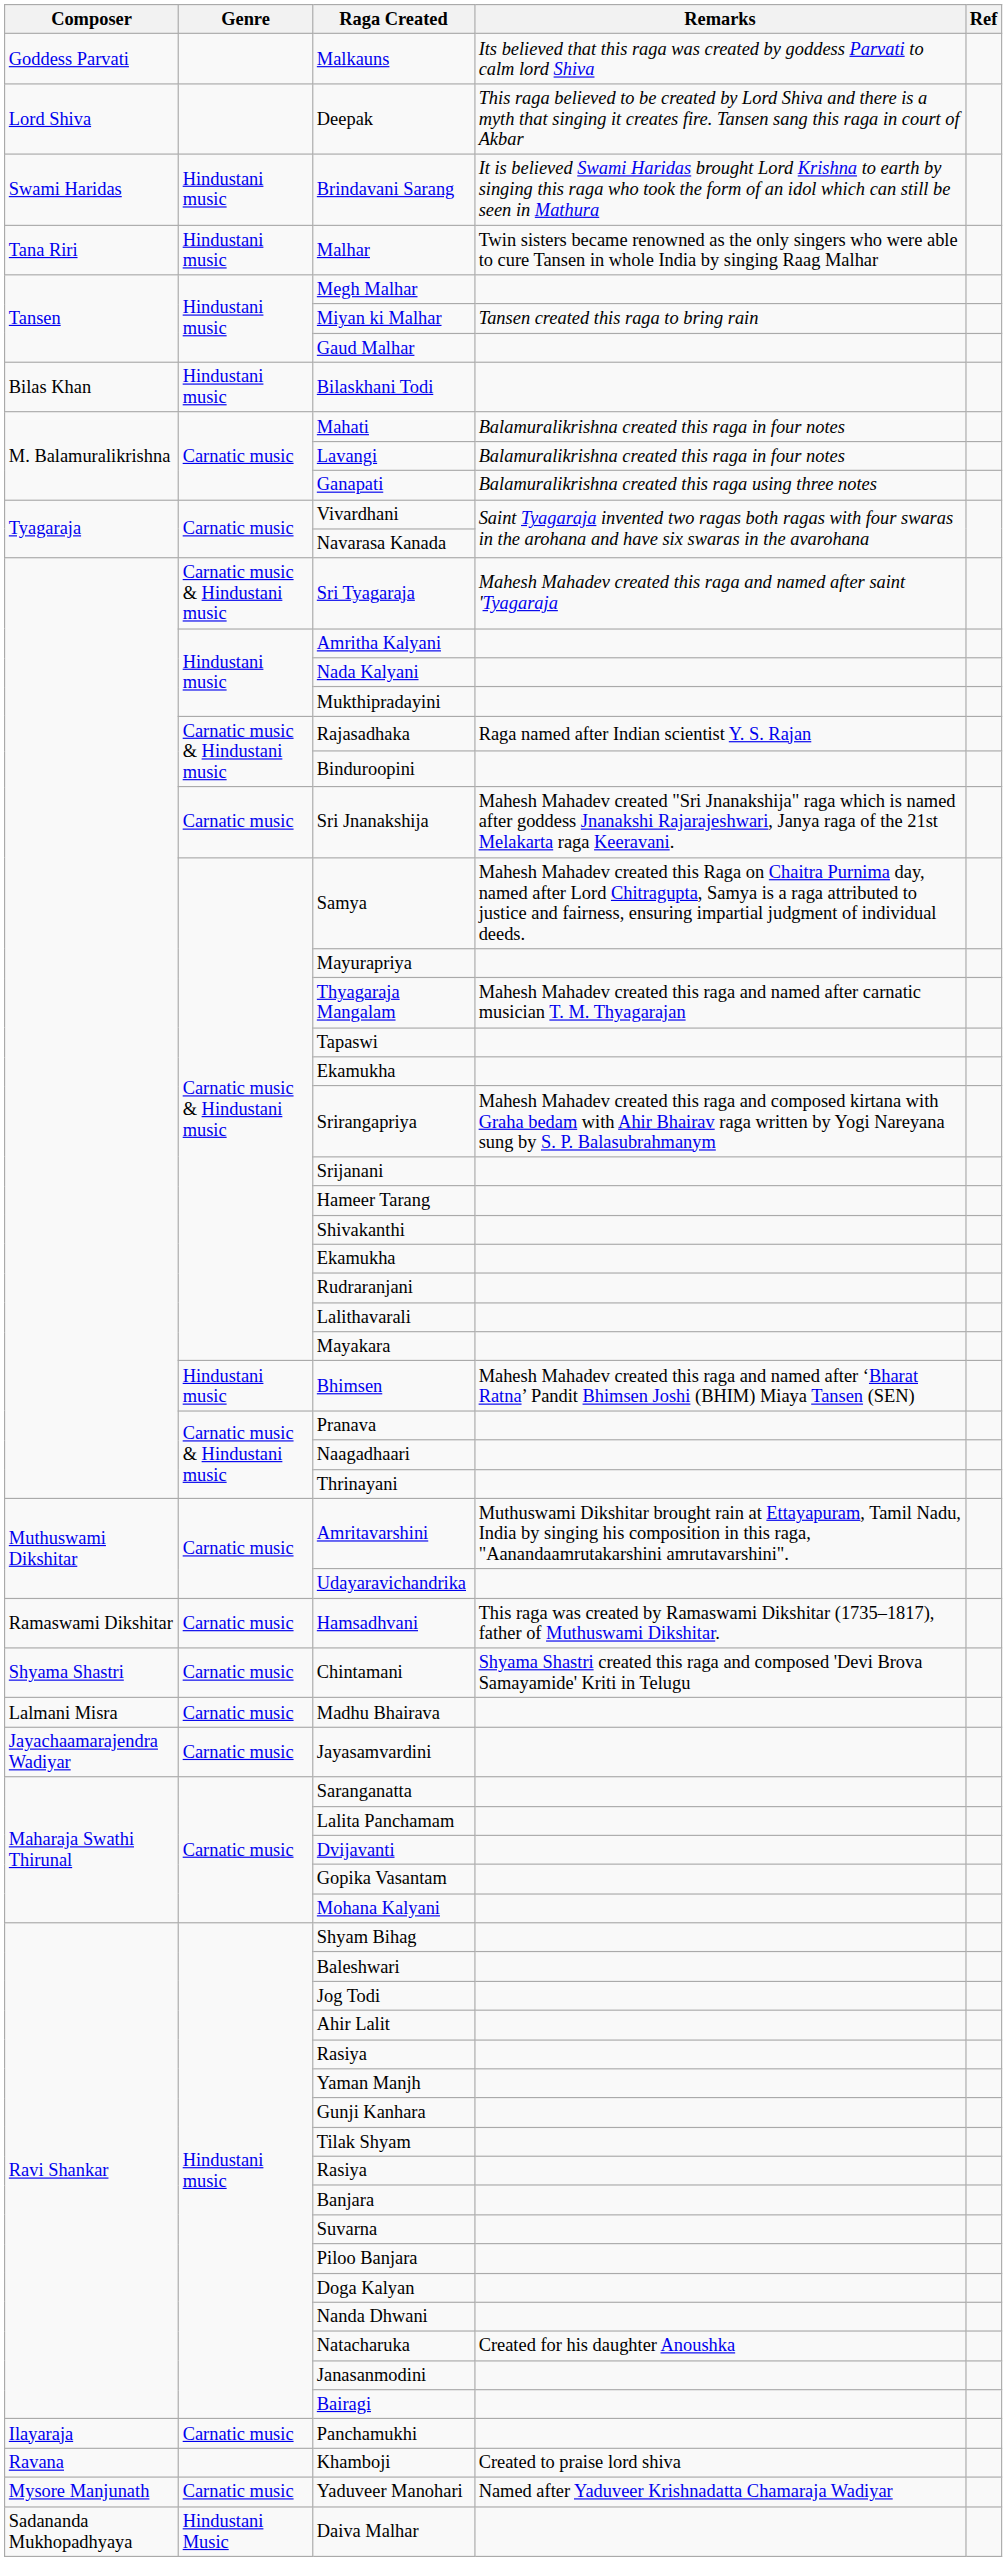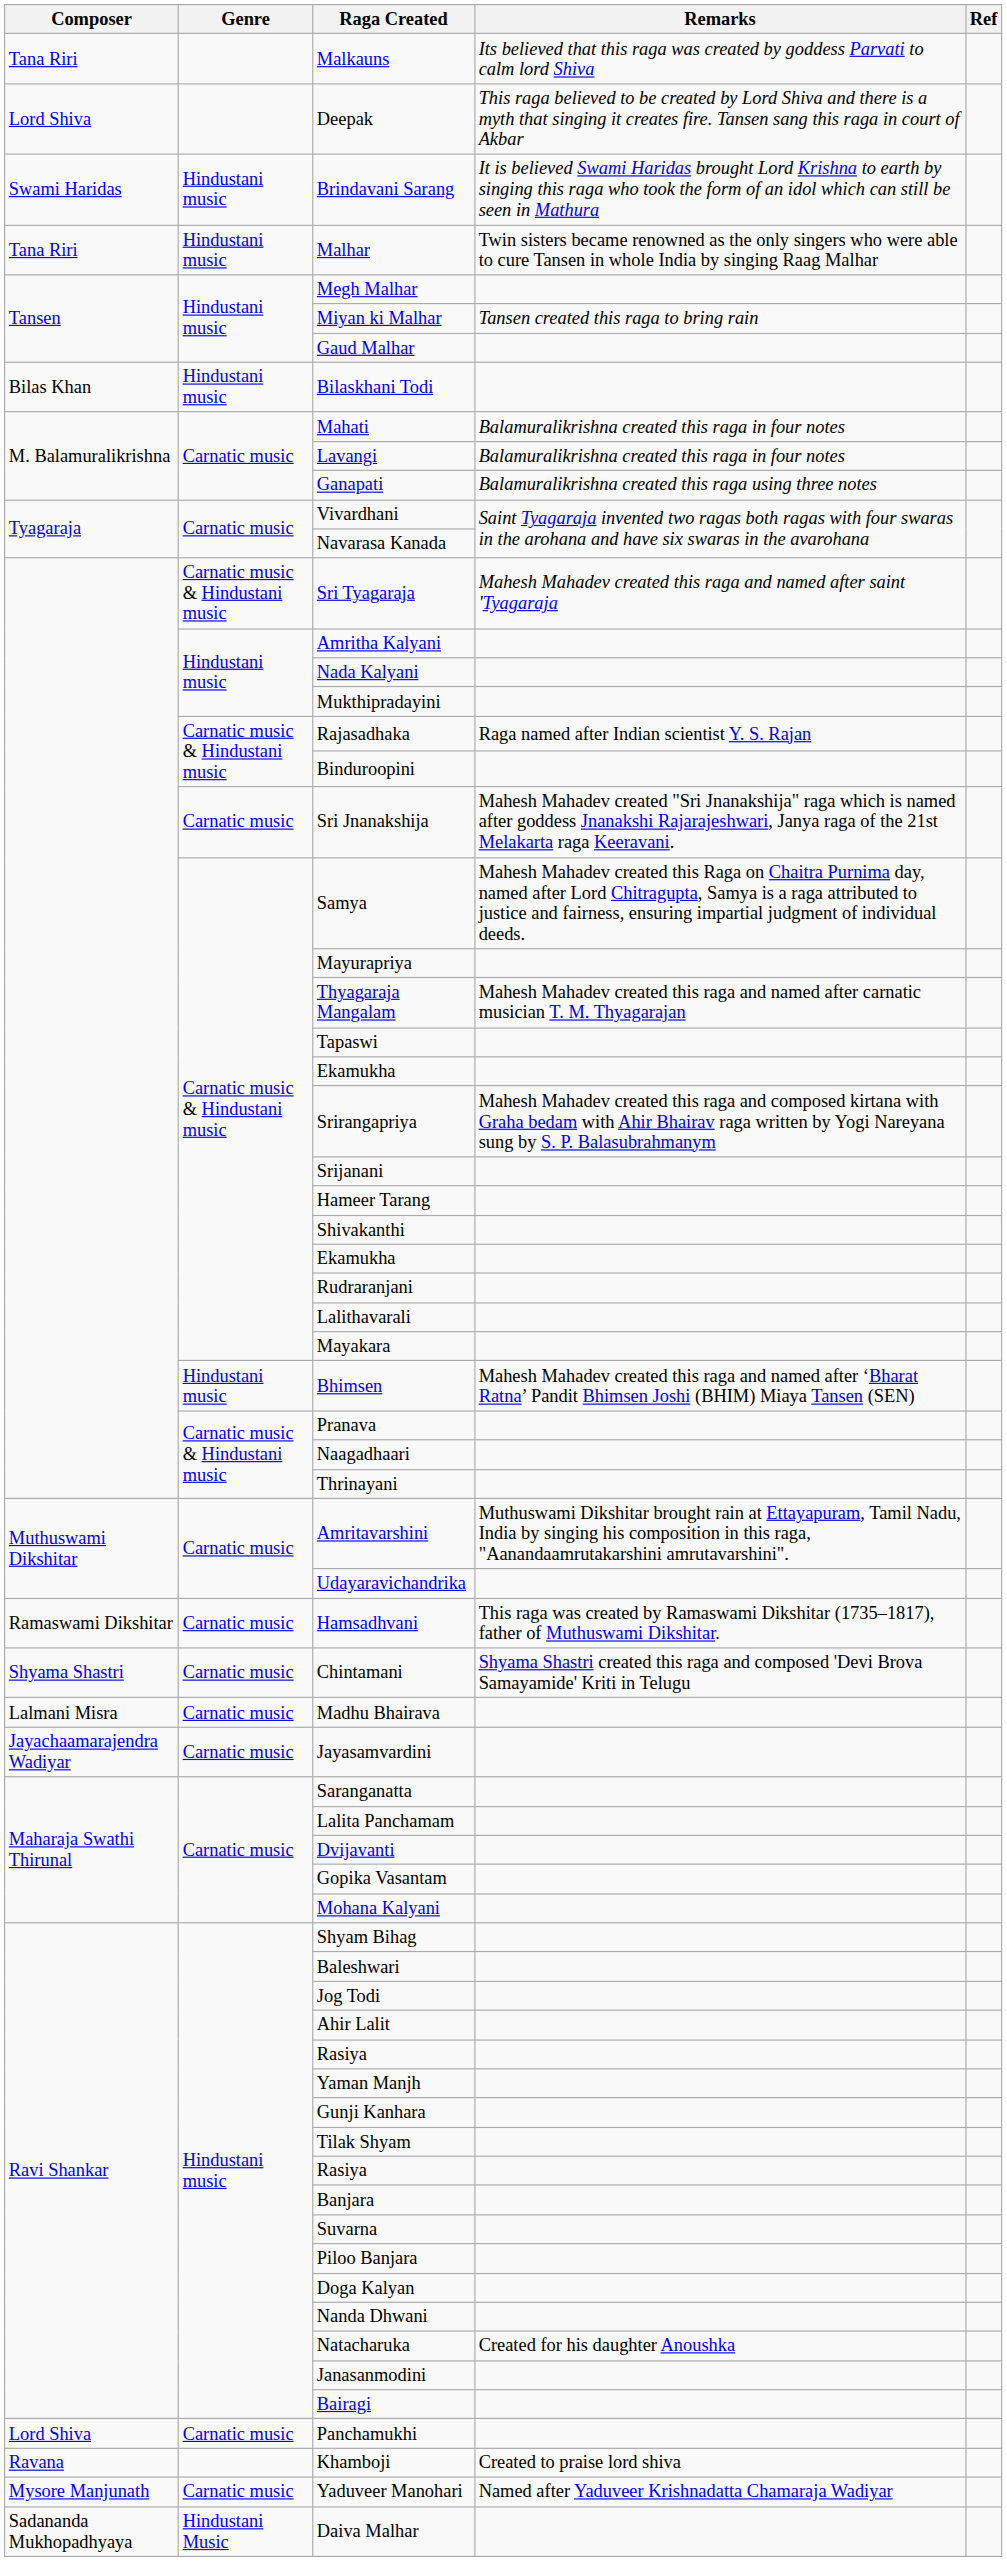(69, 58) Goddess Parvati -> (43, 58) Tana Riri
(41, 2433) Ilayaraja -> (50, 2433) Lord Shiva
